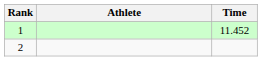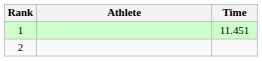(234, 30) 11.452 -> (234, 30) 11.451
